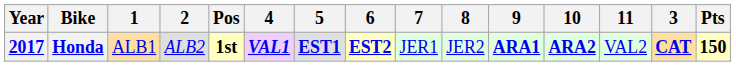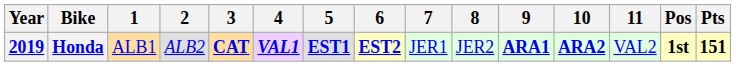columns swapped: (673, 18) <-> (226, 18)
(26, 46) 2017 -> (26, 46) 2019
(713, 46) 150 -> (713, 46) 151
